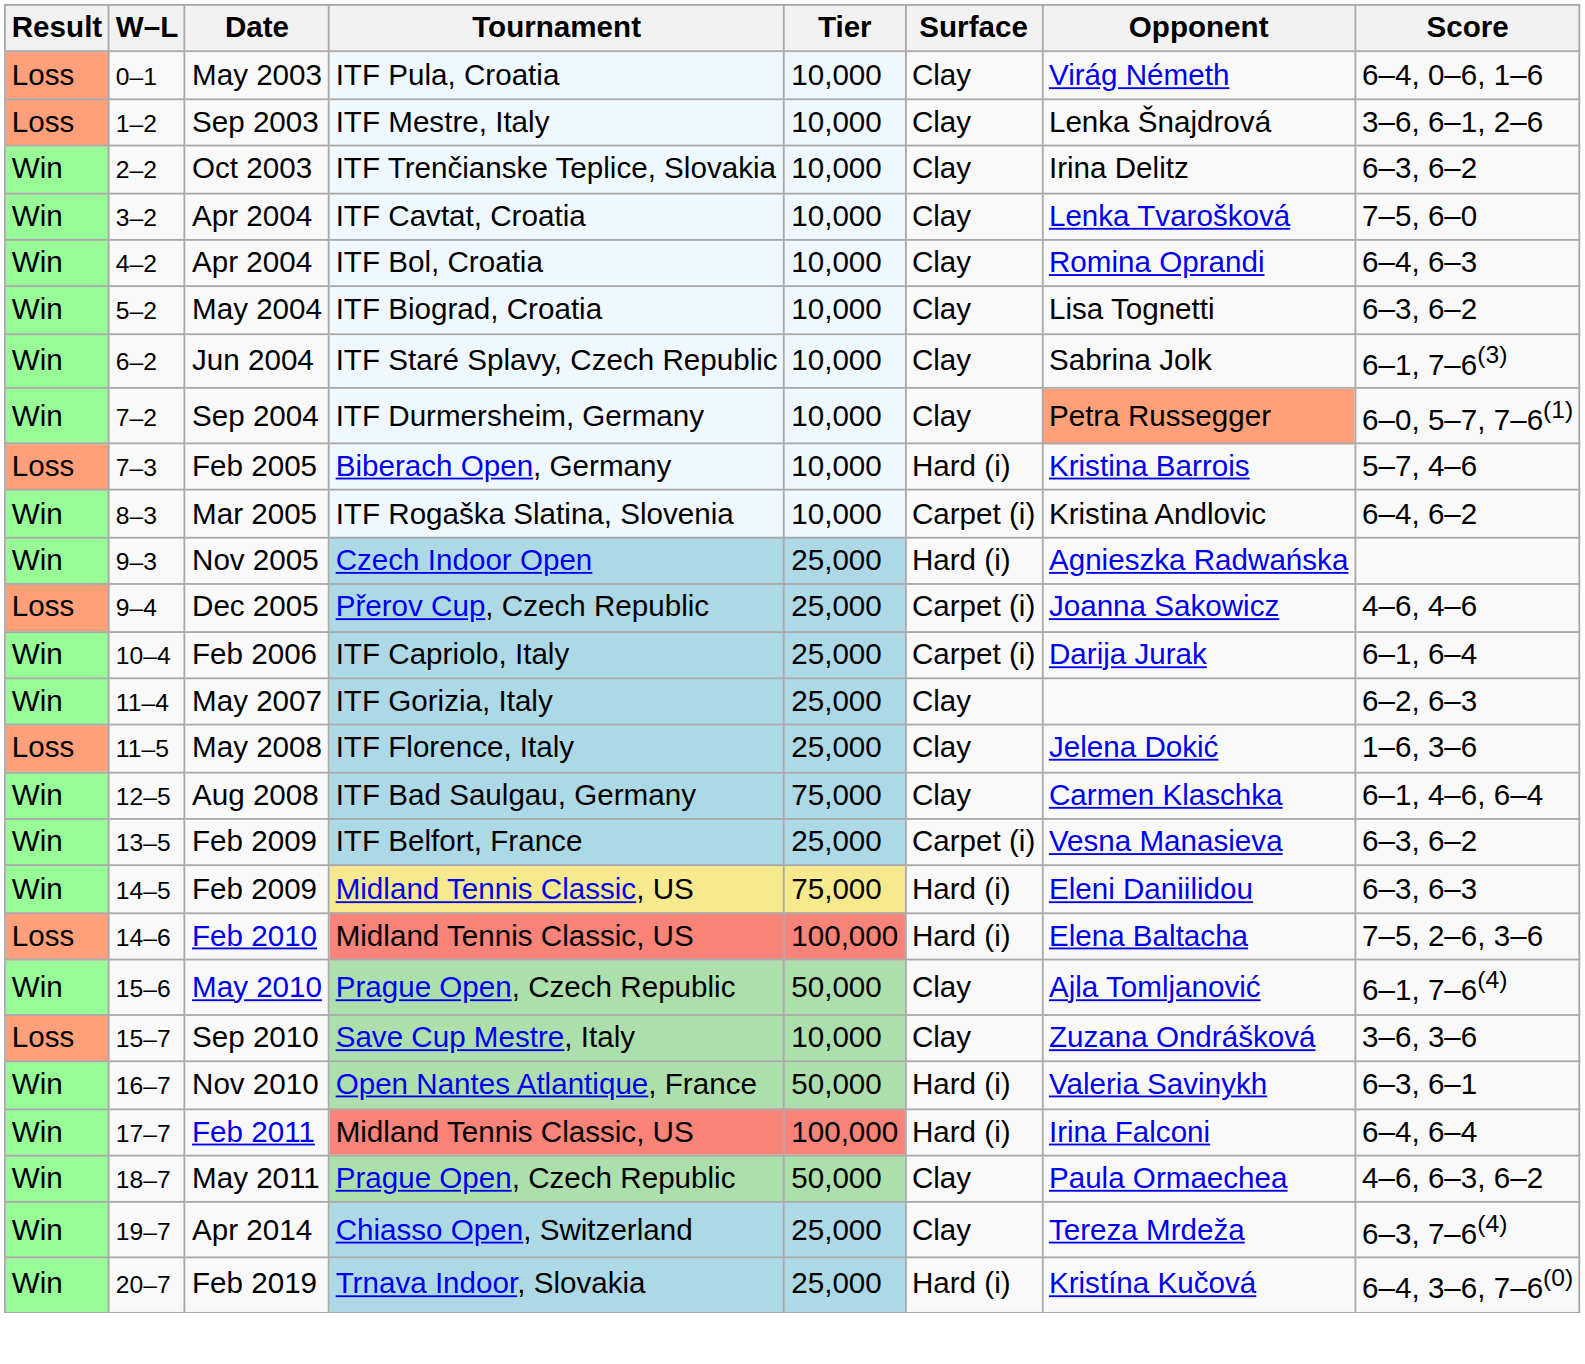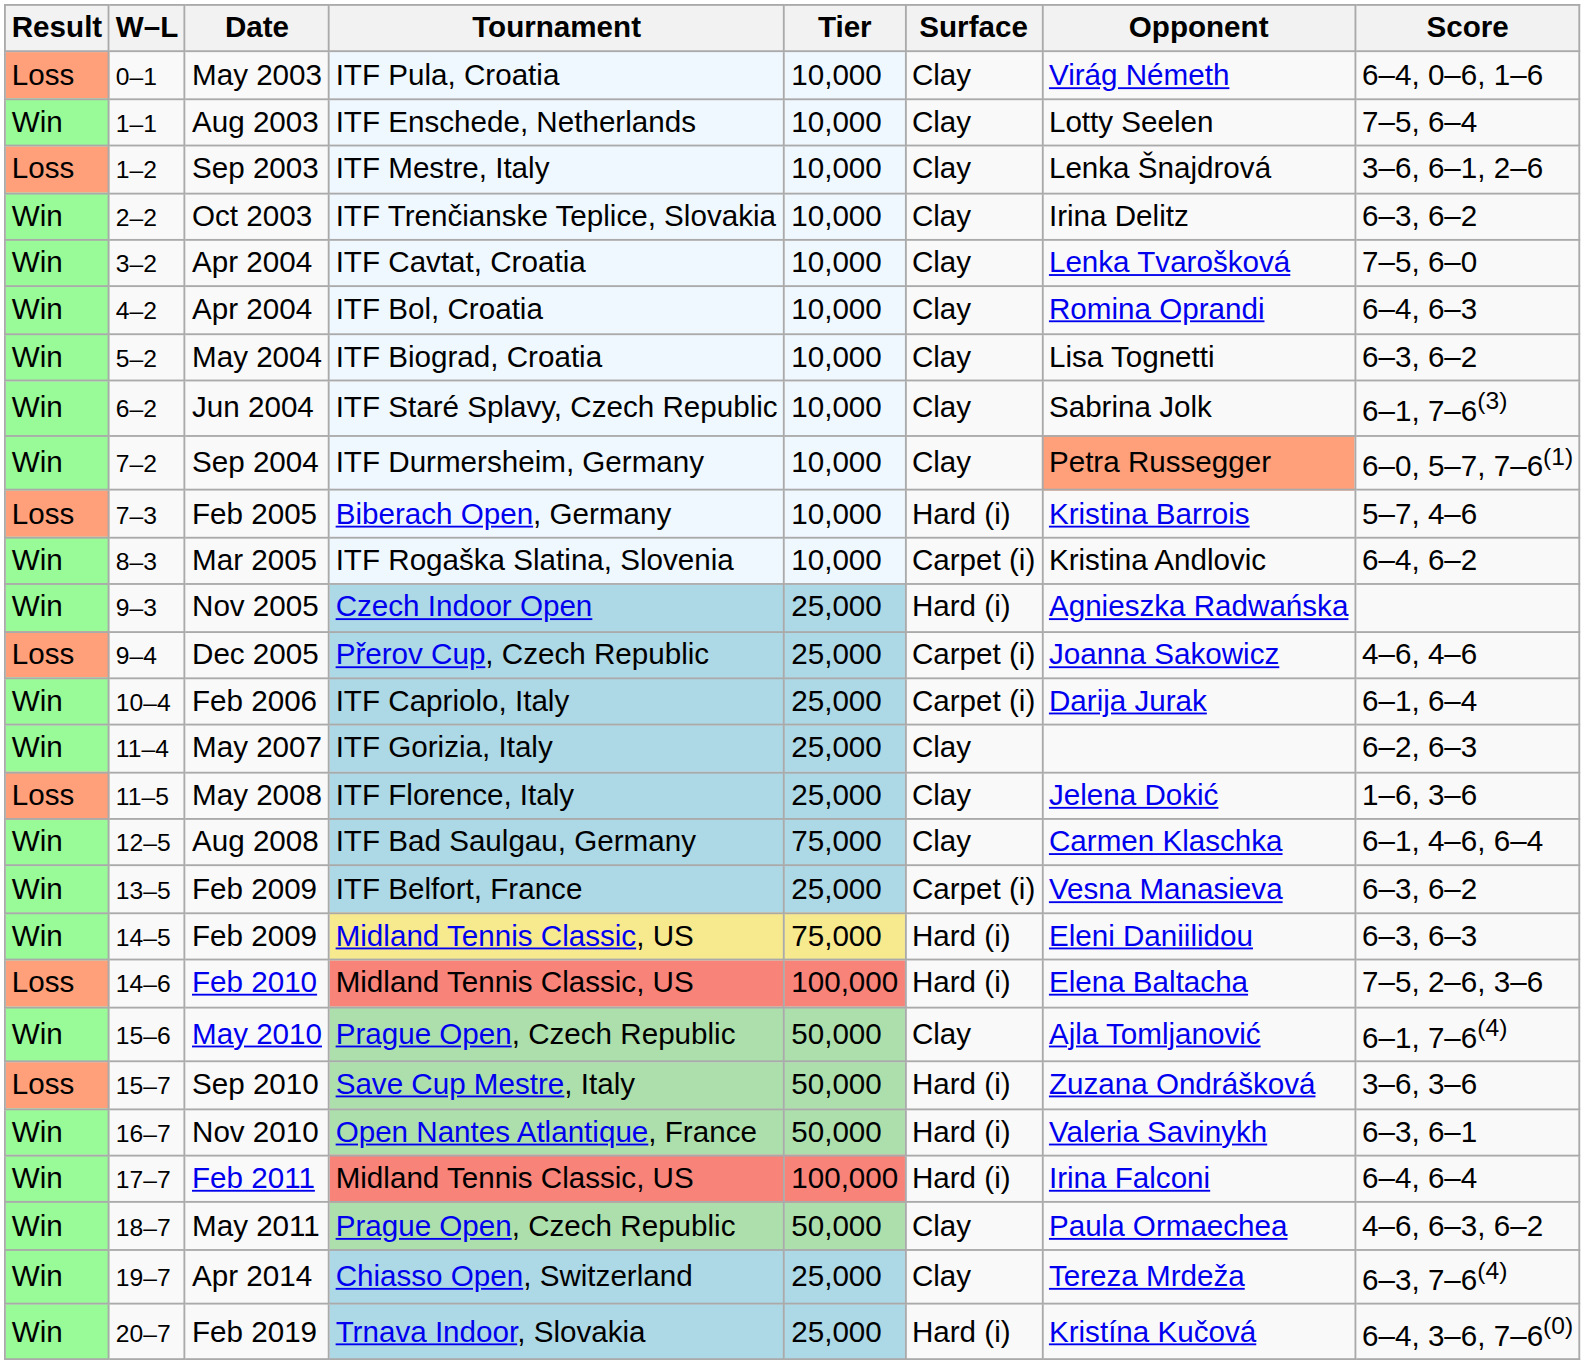+ row: (136, 123)
(837, 1037) 10,000 -> (837, 1084) 50,000
(942, 1037) Clay -> (961, 1084) Hard (i)
